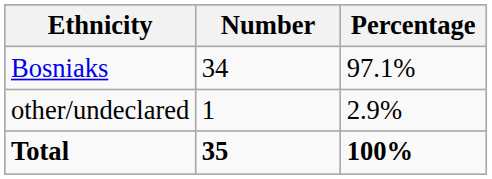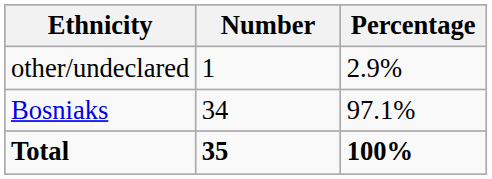rows swapped: (60, 67) <-> (100, 109)
